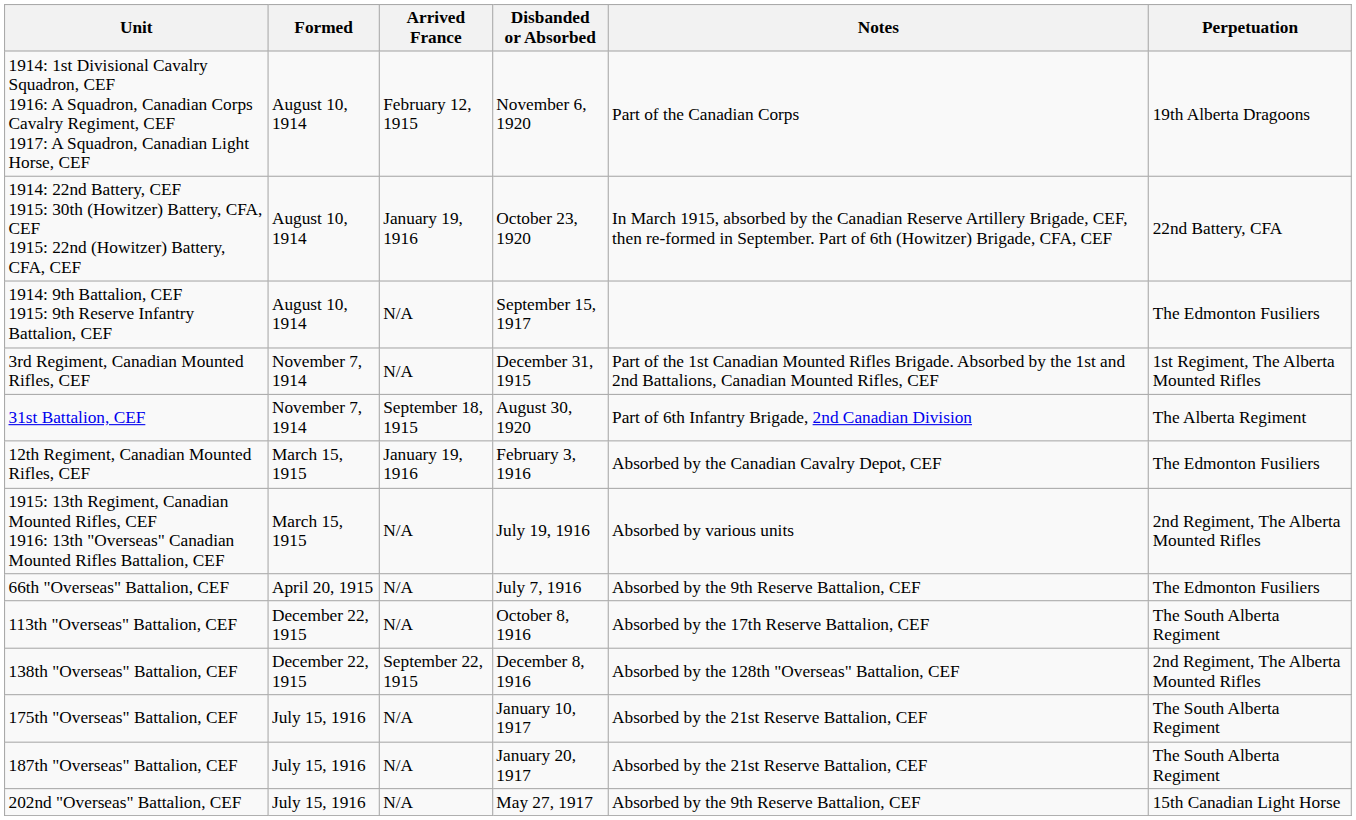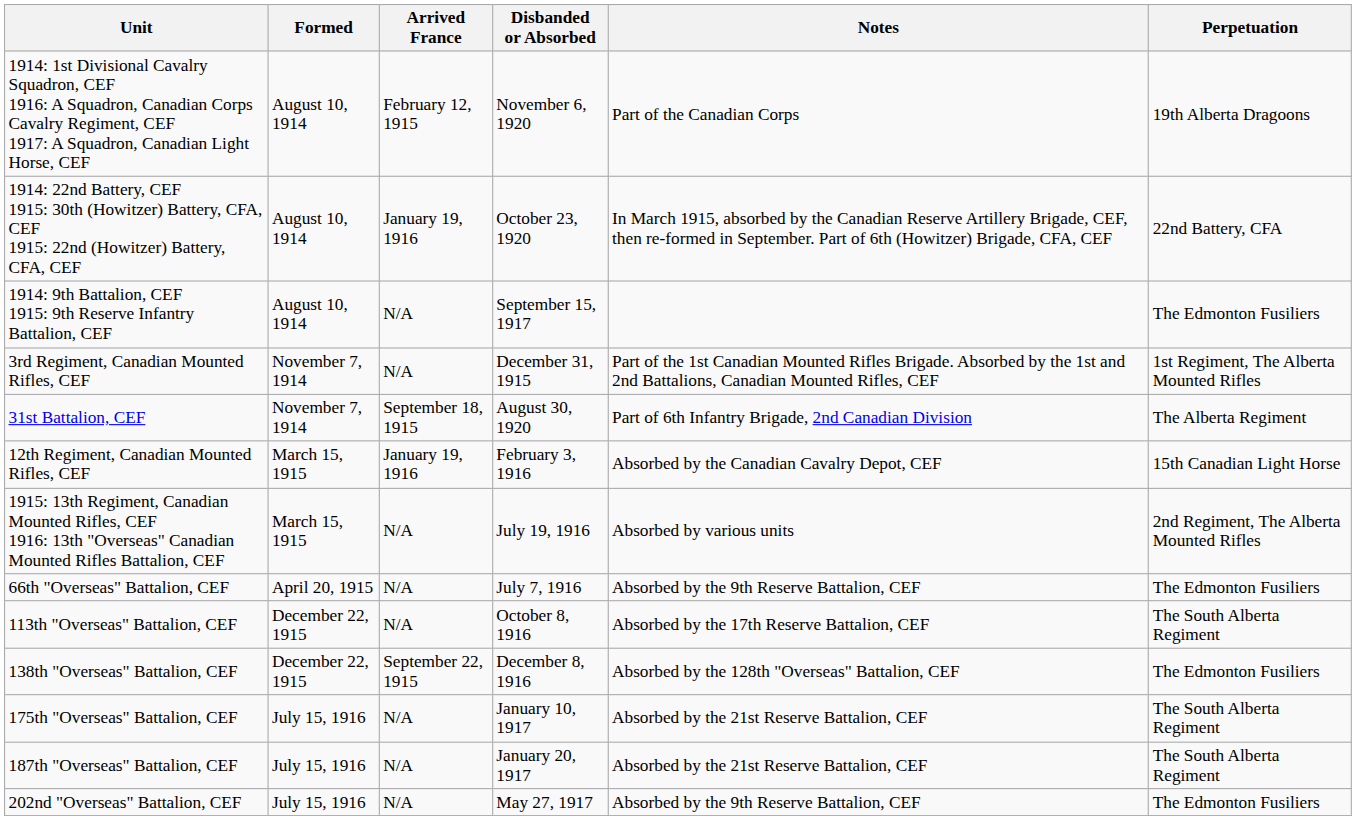(1236, 464) The Edmonton Fusiliers -> (1247, 464) 15th Canadian Light Horse
(1247, 671) 2nd Regiment, The Alberta Mounted Rifles -> (1236, 671) The Edmonton Fusiliers
(1247, 802) 15th Canadian Light Horse -> (1236, 802) The Edmonton Fusiliers
